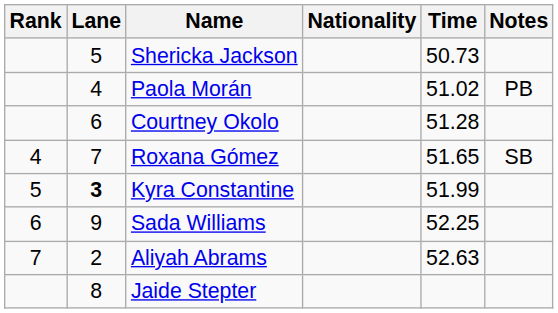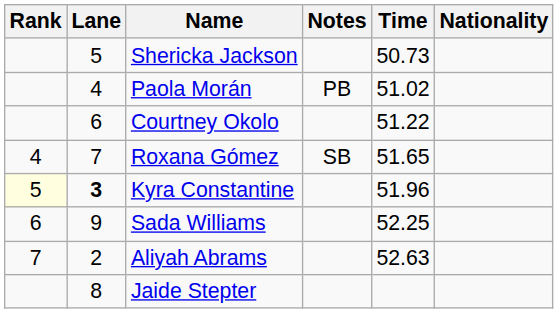columns swapped: (362, 21) <-> (519, 21)
(453, 122) 51.28 -> (403, 122) 51.22
(36, 190) no background -> (36, 190) lightyellow background
(453, 190) 51.99 -> (403, 190) 51.96
